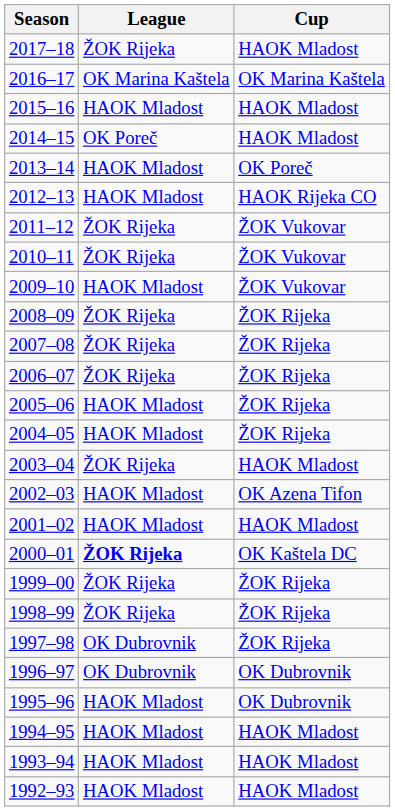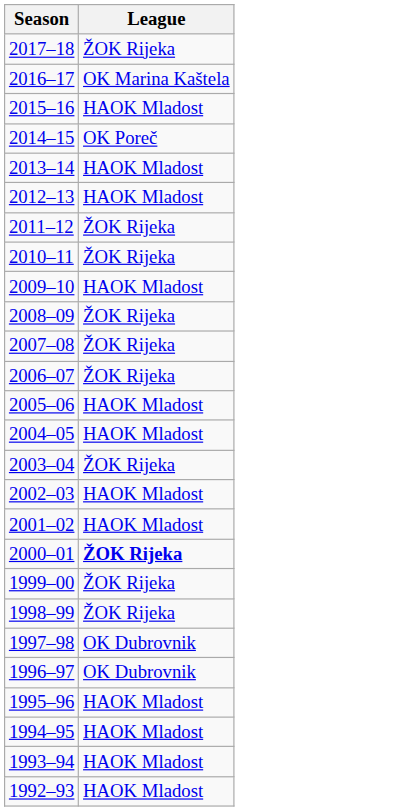- column: (312, 19)
